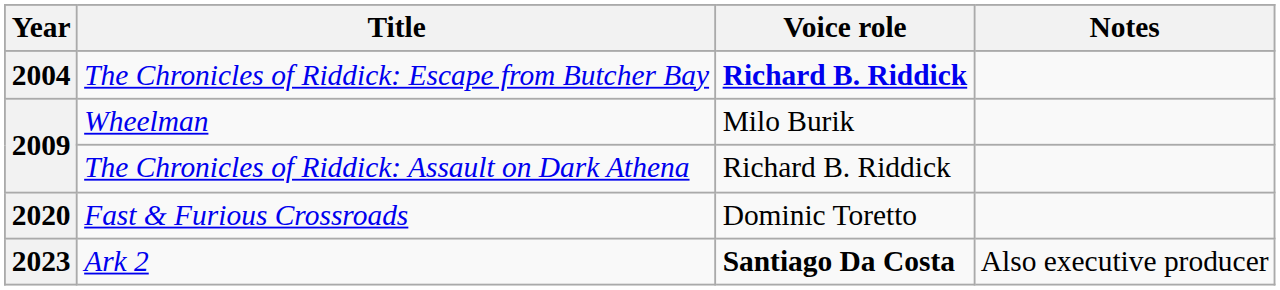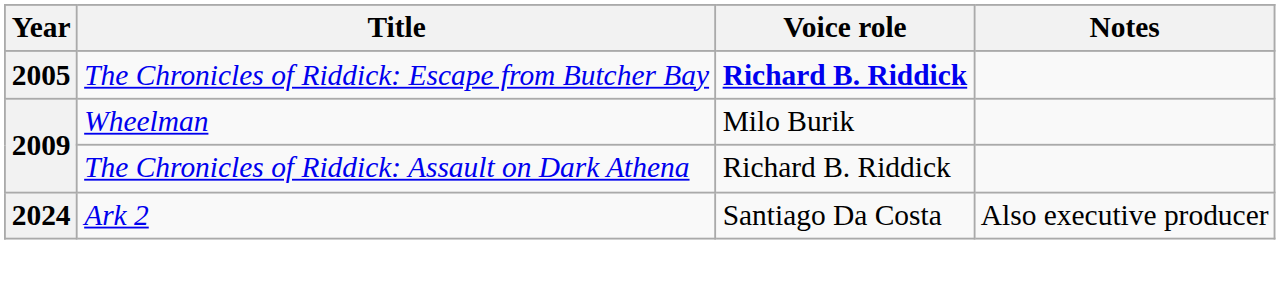(41, 74) 2004 -> (41, 74) 2005
- row: (246, 214)
(41, 261) 2023 -> (41, 214) 2024
(839, 261) bold -> (832, 214) normal
